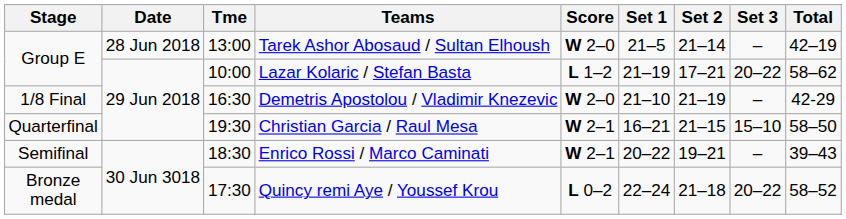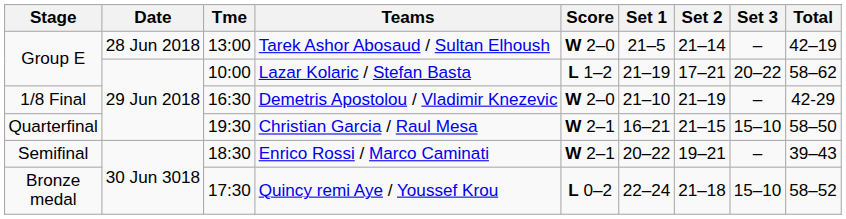(758, 190) 20–22 -> (758, 190) 15–10
